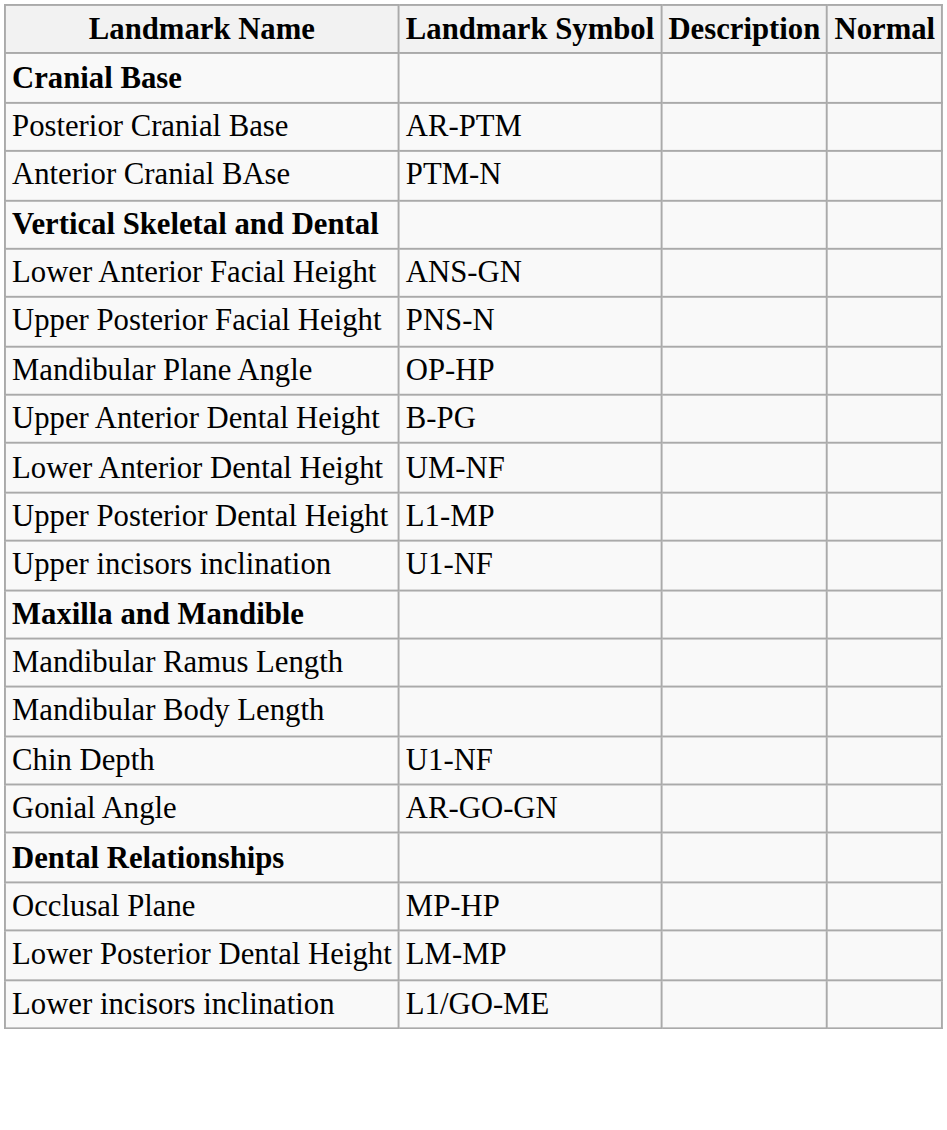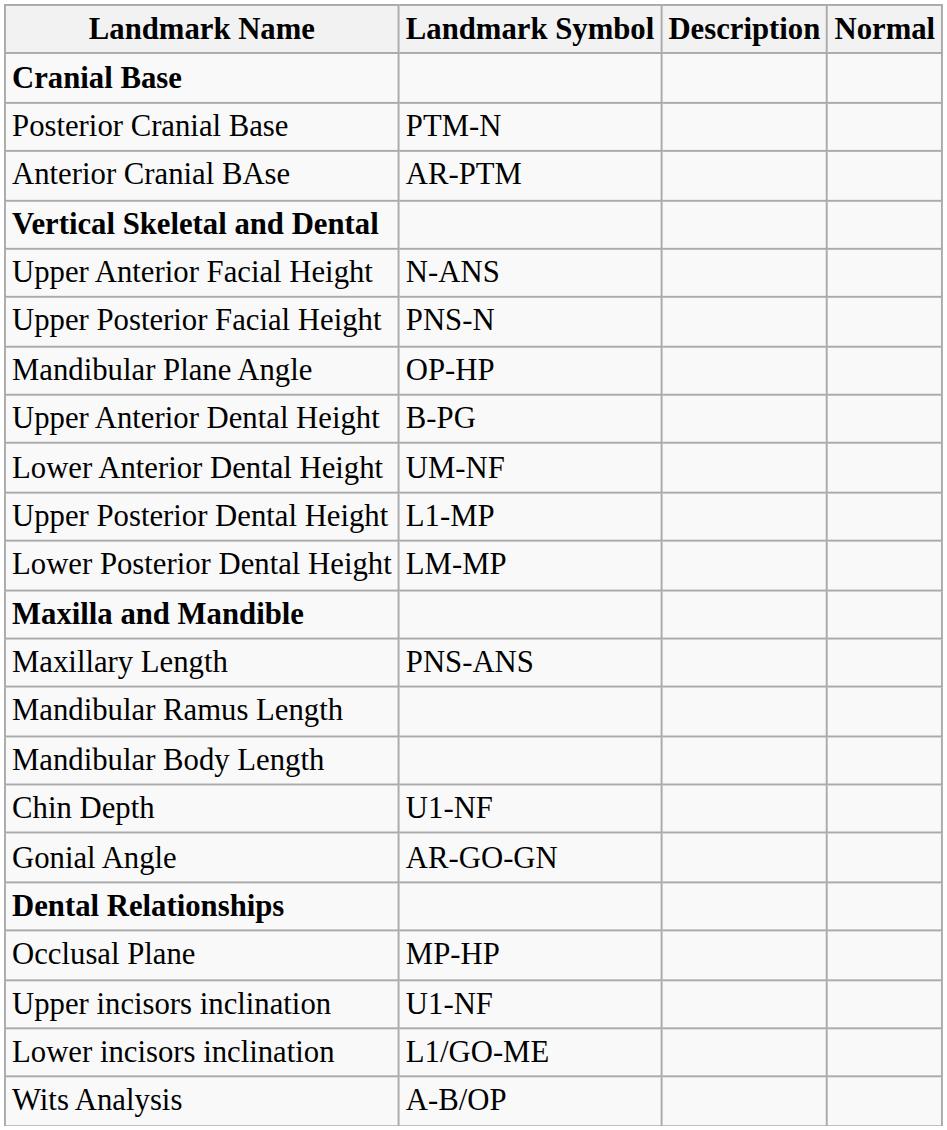(464, 126) AR-PTM -> (454, 126) PTM-N
(454, 175) PTM-N -> (464, 175) AR-PTM
+ row: (192, 272)
- row: (194, 272)
rows swapped: (202, 954) <-> (172, 564)
+ row: (120, 662)
+ row: (97, 1100)
